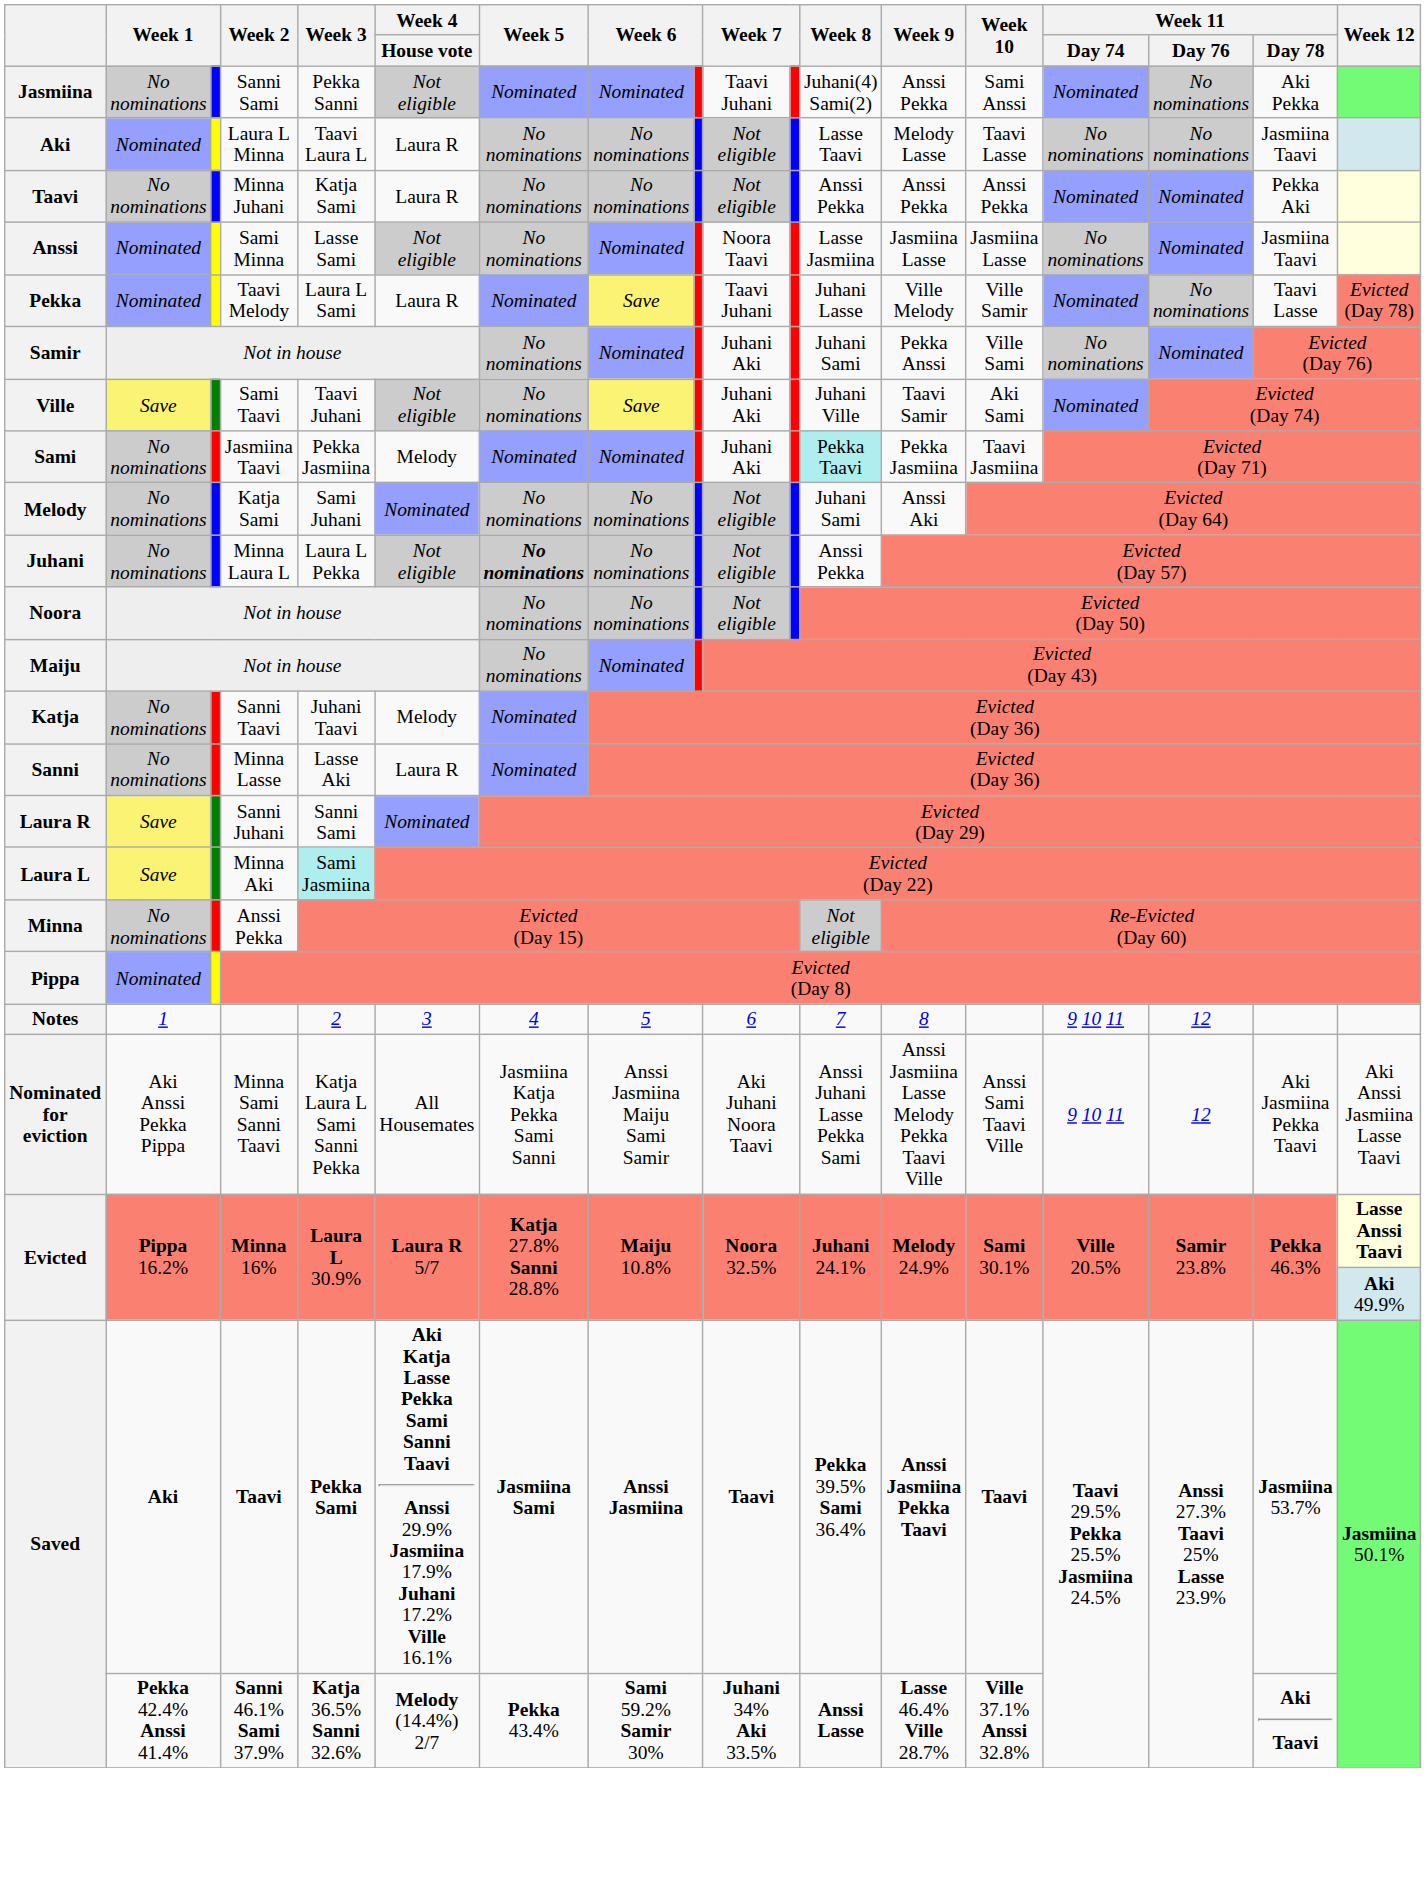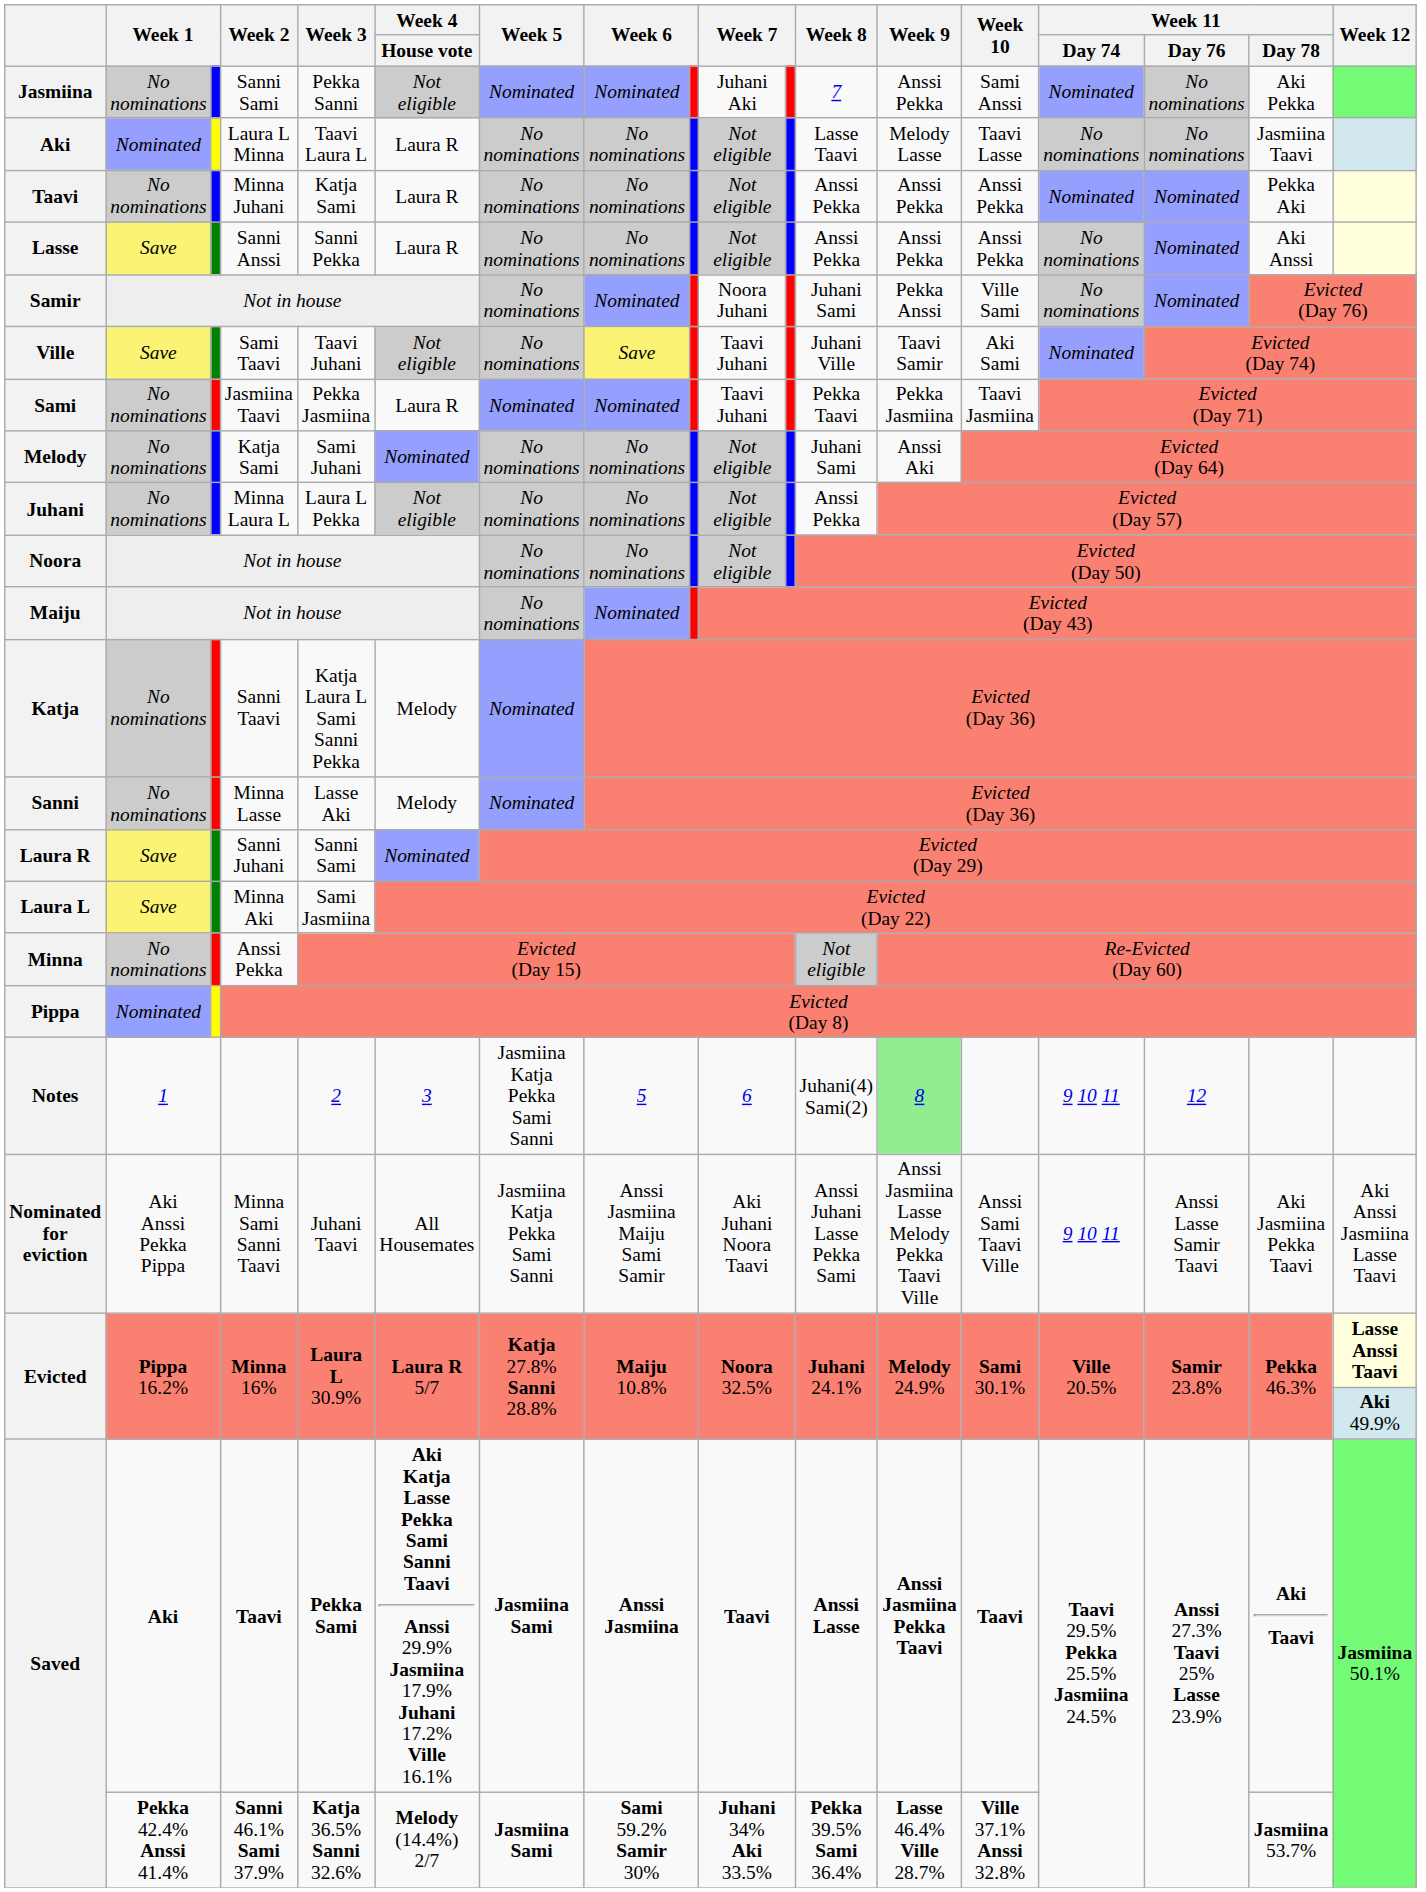(747, 92) Taavi Juhani -> (742, 92) Juhani Aki
(841, 92) Juhani(4) Sami(2) -> (836, 92) 7
- row: (55, 248)
+ row: (55, 248)
- row: (55, 300)
(747, 352) Juhani Aki -> (742, 300) Noora Juhani
(747, 404) Juhani Aki -> (742, 352) Taavi Juhani
(427, 456) Melody -> (427, 404) Laura R
(747, 456) Juhani Aki -> (742, 404) Taavi Juhani
(841, 456) paleturquoise background -> (836, 404) no background
(534, 561) bold -> (532, 509) normal
(336, 717) Juhani Taavi -> (336, 718) Katja Laura L Sami Sanni Pekka
(427, 769) Laura R -> (427, 803) Melody
(336, 873) paleturquoise background -> (336, 907) no background
(534, 1019) 4 -> (532, 1095) Jasmiina Katja Pekka Sami Sanni
(841, 1019) 7 -> (836, 1095) Juhani(4) Sami(2)
(924, 1019) no background -> (919, 1095) lightgreen background
(336, 1125) Katja Laura L Sami Sanni Pekka -> (336, 1233) Juhani Taavi
(1201, 1114) 12 -> (1197, 1233) Anssi Lasse Samir Taavi
(841, 1496) Pekka 39.5% Sami 36.4% -> (836, 1615) Anssi Lasse
(1295, 1496) Jasmiina 53.7% -> (1291, 1615) Aki Taavi
(534, 1720) Pekka 43.4% -> (532, 1839) Jasmiina Sami
(841, 1720) Anssi Lasse -> (836, 1839) Pekka 39.5% Sami 36.4%
(1295, 1720) Aki Taavi -> (1291, 1839) Jasmiina 53.7%
